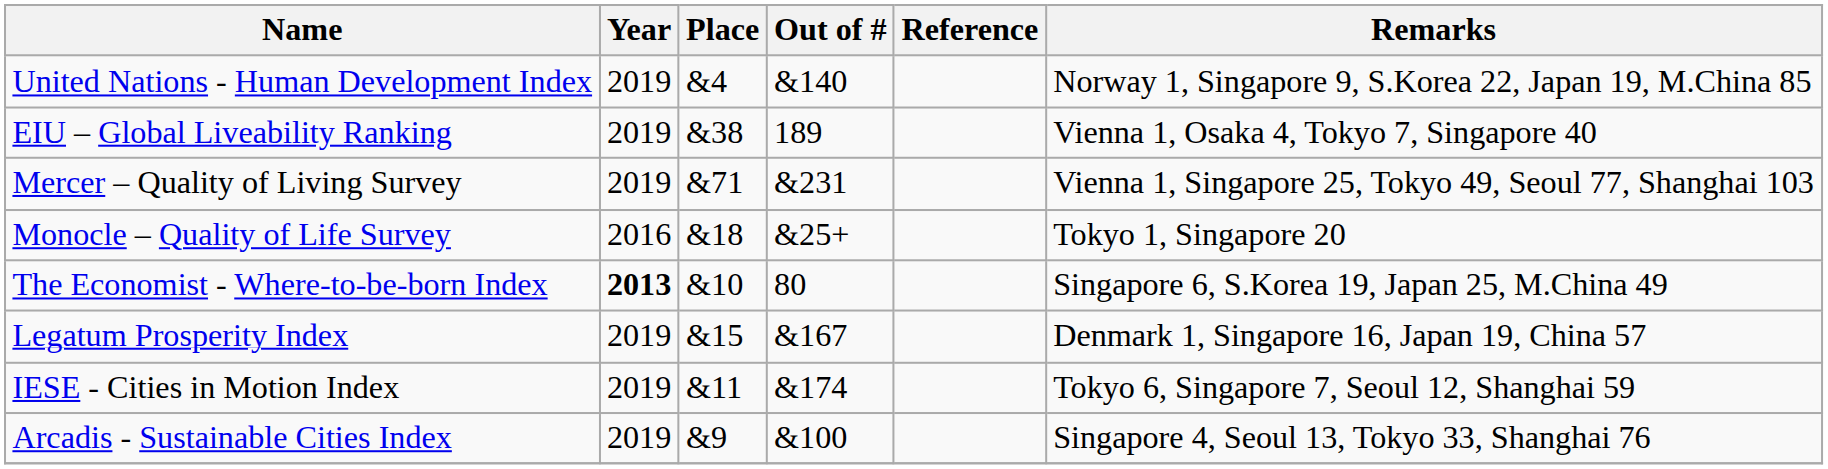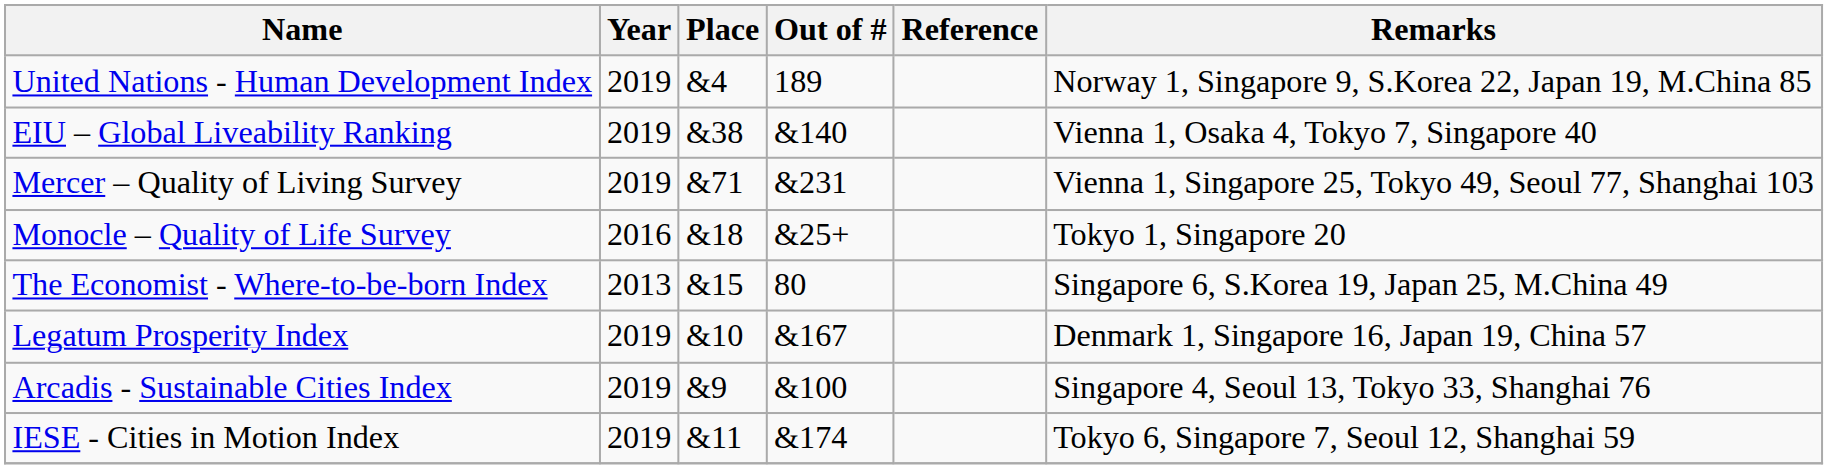(811, 81) &140 -> (798, 81) 189
(798, 132) 189 -> (811, 132) &140
(639, 285) bold -> (639, 285) normal
(715, 285) &10 -> (715, 285) &15
(715, 336) &15 -> (715, 336) &10
rows swapped: (232, 438) <-> (206, 387)
